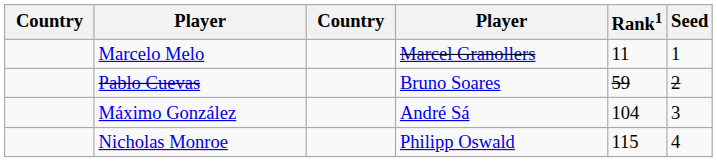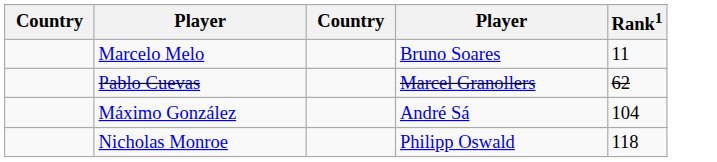- column: (690, 21)
(468, 53) Marcel Granollers -> (450, 53) Bruno Soares
(450, 83) Bruno Soares -> (468, 83) Marcel Granollers
(621, 83) 59 -> (621, 83) 62
(625, 141) 115 -> (625, 141) 118
